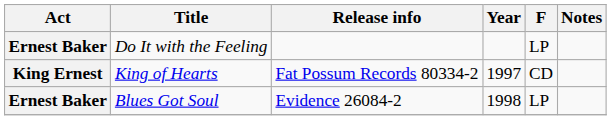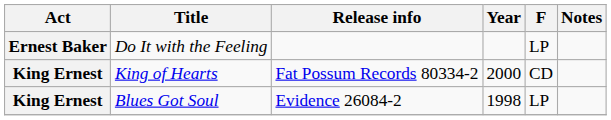(504, 73) 1997 -> (504, 73) 2000
(58, 100) Ernest Baker -> (58, 100) King Ernest
